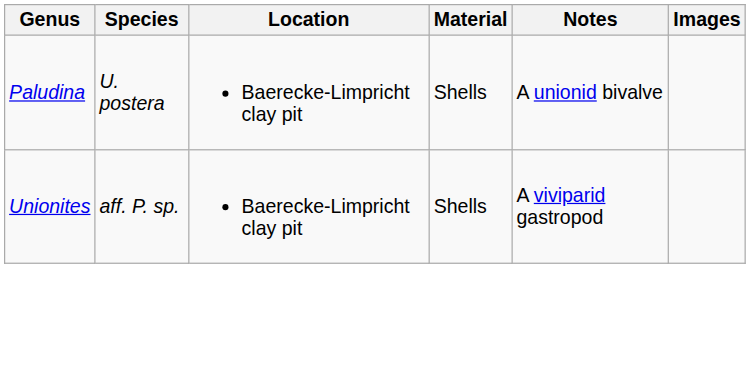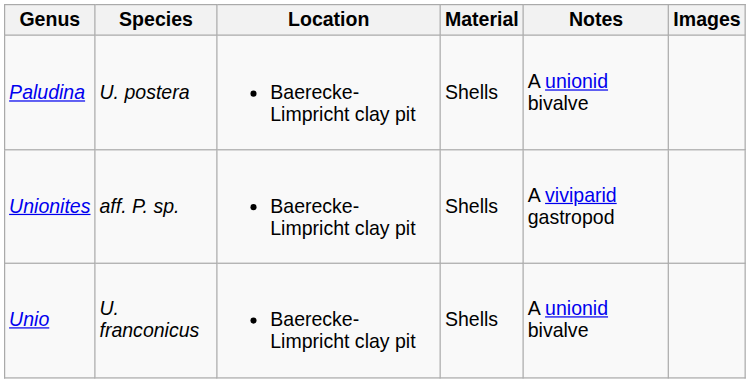+ row: (29, 320)
